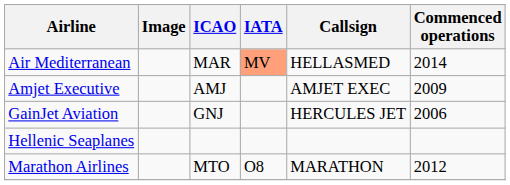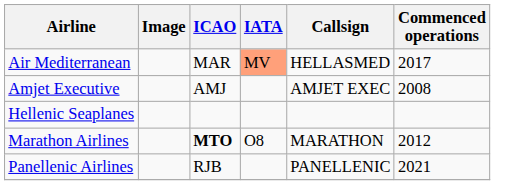(430, 62) 2014 -> (414, 62) 2017
(430, 88) 2009 -> (414, 88) 2008
- row: (63, 114)
(211, 166) normal -> (213, 140) bold
+ row: (71, 166)
